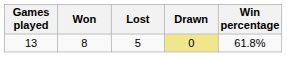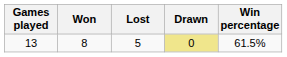(250, 43) 61.8% -> (250, 43) 61.5%
